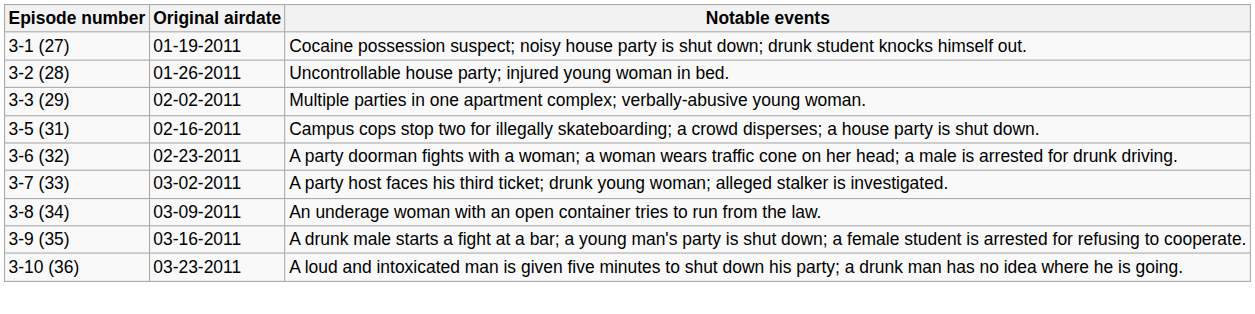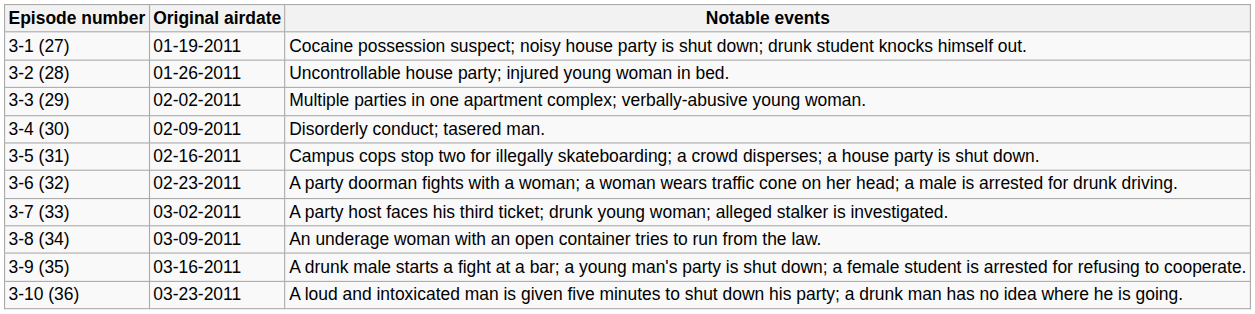+ row: (417, 128)
